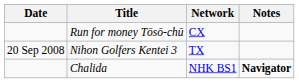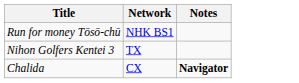- column: (36, 13)
(197, 31) CX -> (150, 31) NHK BS1
(213, 68) NHK BS1 -> (134, 68) CX
